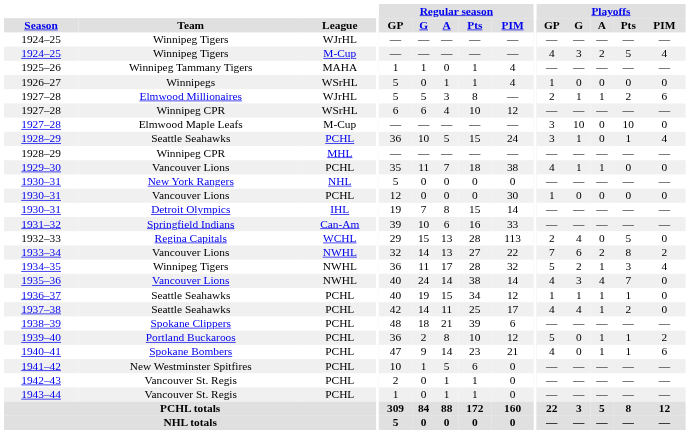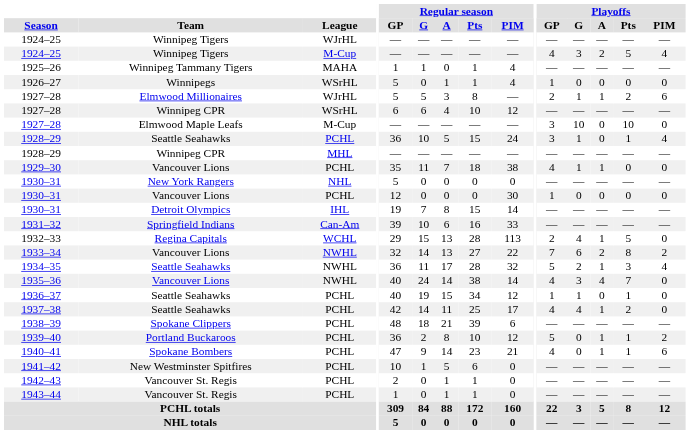(602, 238) 0 -> (602, 238) 1
(191, 266) Winnipeg Tigers -> (191, 266) Seattle Seahawks
(602, 295) 1 -> (602, 295) 0
